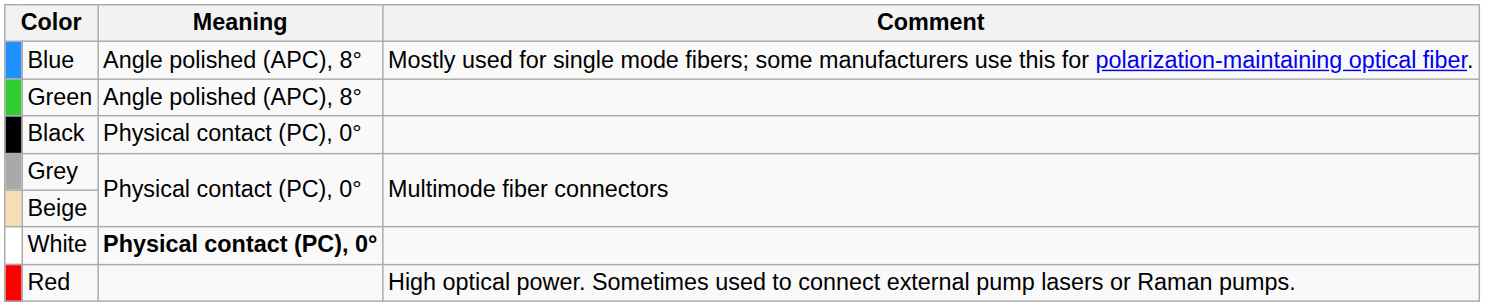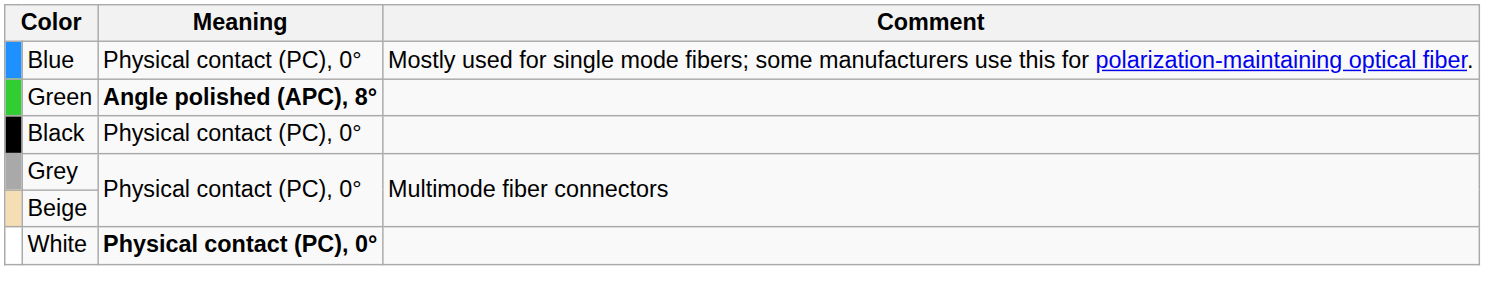(232, 60) Angle polished (APC), 8° -> (232, 60) Physical contact (PC), 0°
(232, 97) normal -> (240, 97) bold
- row: (49, 282)
